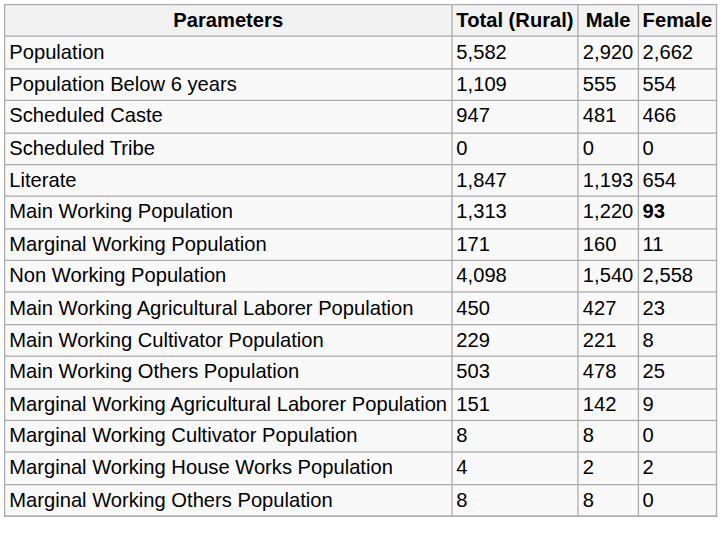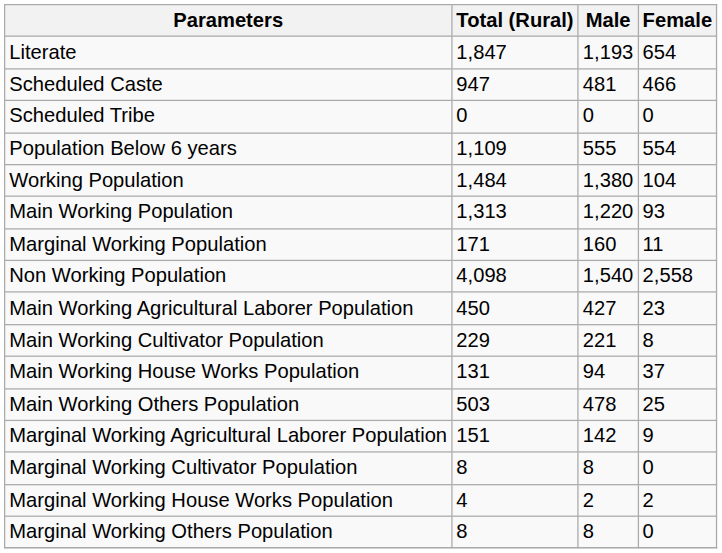- row: (57, 52)
rows swapped: (123, 84) <-> (43, 180)
+ row: (97, 180)
(654, 212) bold -> (654, 212) normal
+ row: (184, 372)
